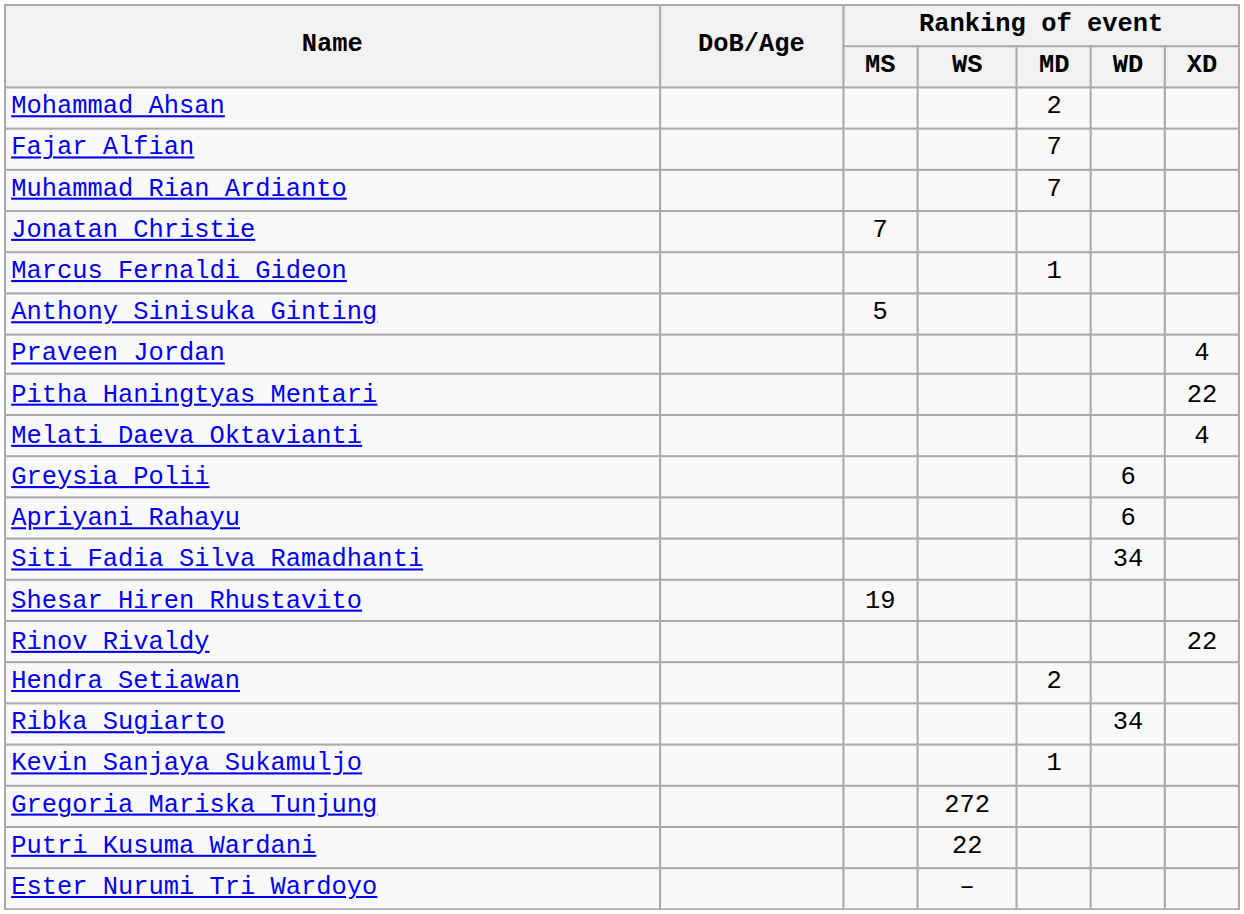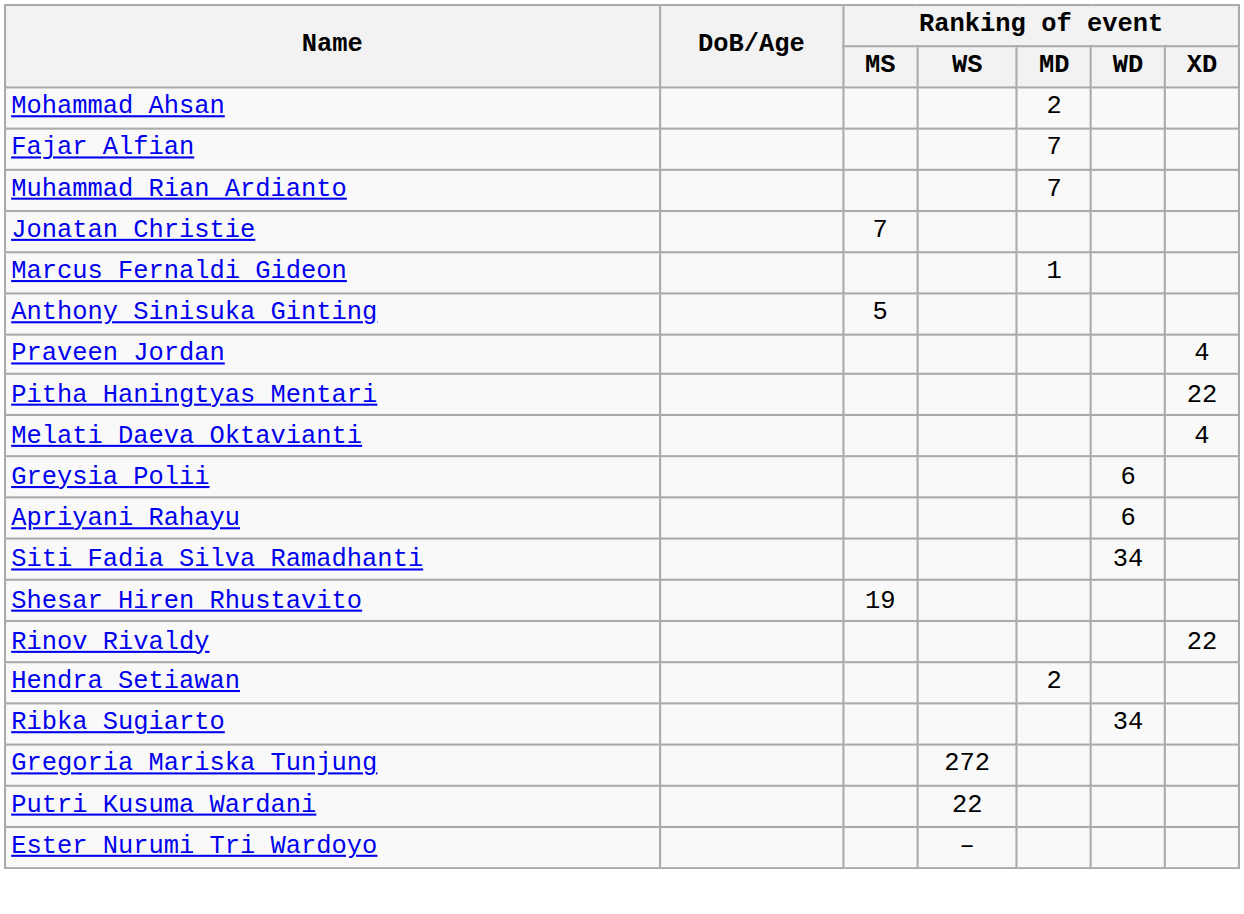- row: (187, 765)
